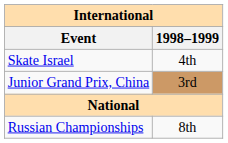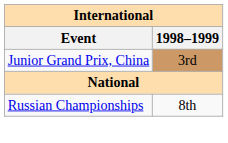- row: (41, 60)
